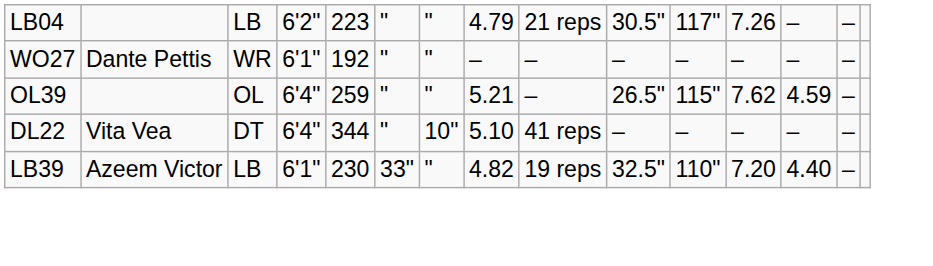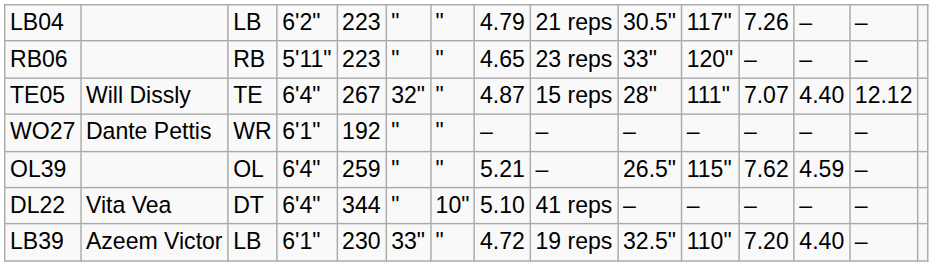+ row: (39, 59)
+ row: (38, 95)
(491, 168) 4.82 -> (502, 242) 4.72
